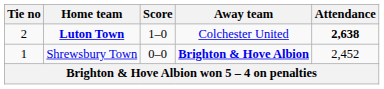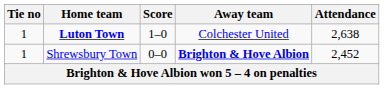(24, 34) 2 -> (24, 34) 1
(345, 34) bold -> (345, 34) normal
